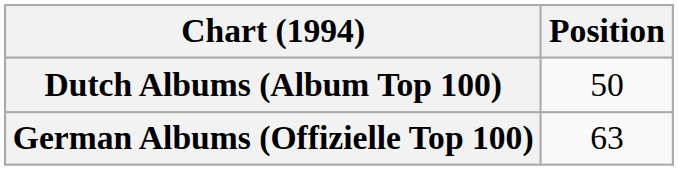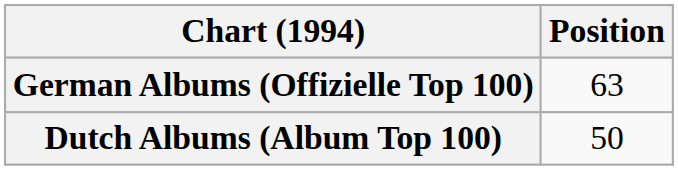rows swapped: (273, 84) <-> (273, 137)
